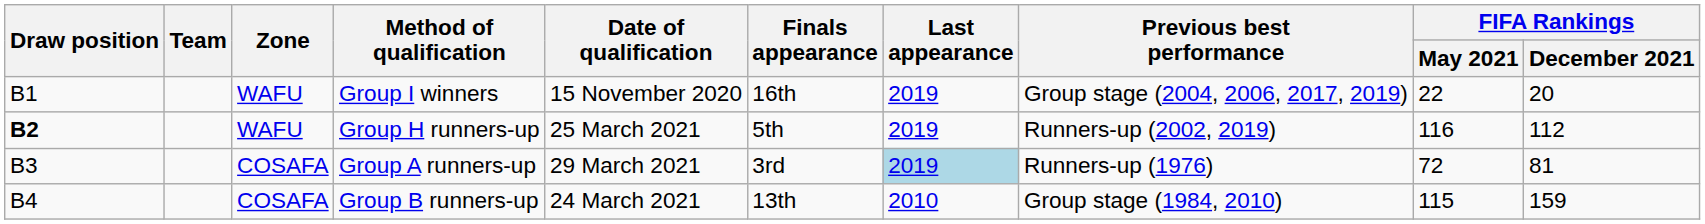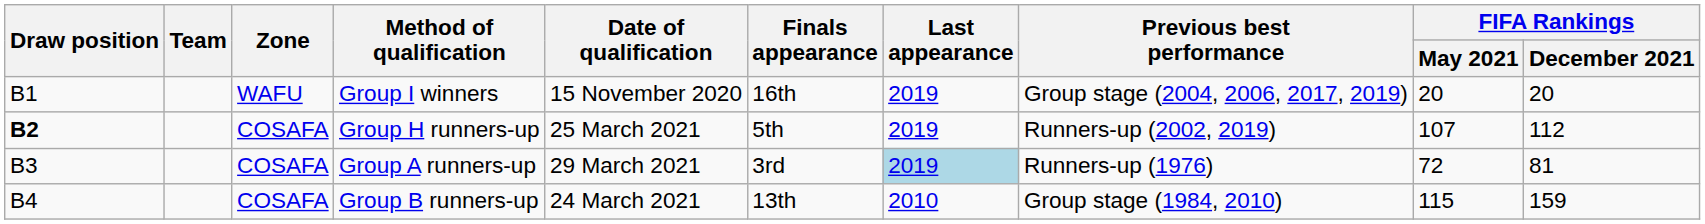(1431, 93) 22 -> (1431, 93) 20
(270, 129) WAFU -> (283, 129) COSAFA
(1436, 129) 116 -> (1437, 129) 107
